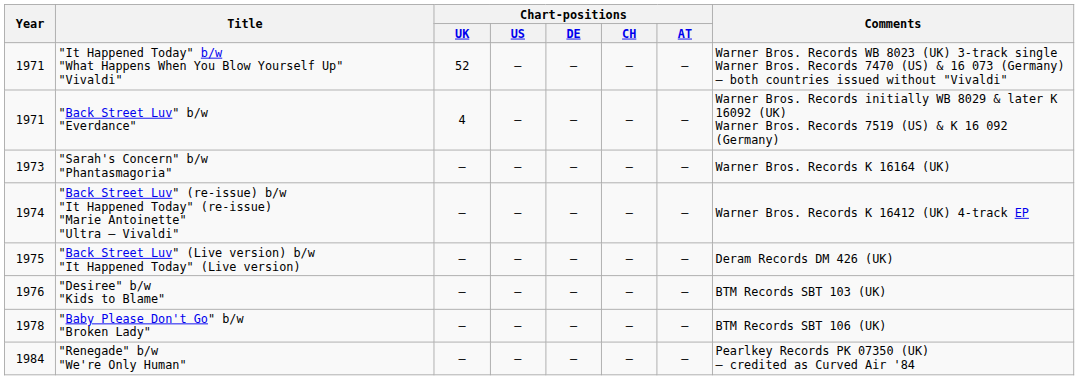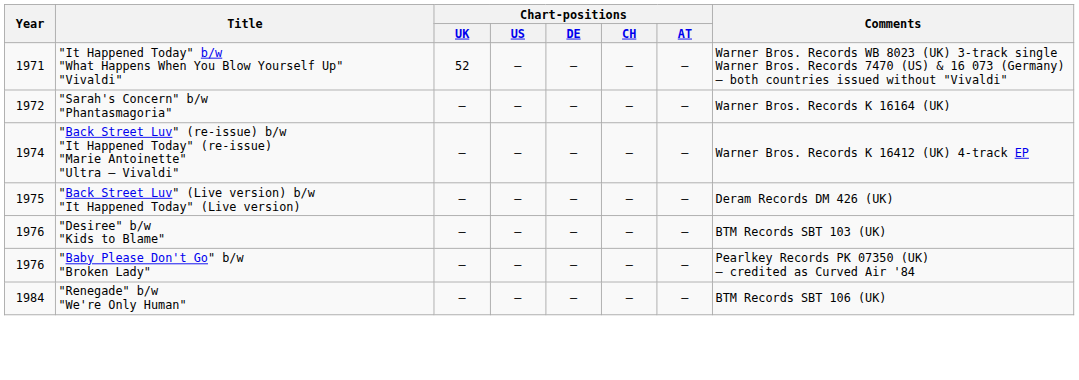- row: (133, 120)
(30, 166) 1973 -> (30, 106) 1972
(30, 325) 1978 -> (30, 265) 1976
(801, 325) BTM Records SBT 106 (UK) -> (822, 265) Pearlkey Records PK 07350 (UK) – credited as Curved Air '84
(822, 358) Pearlkey Records PK 07350 (UK) – credited as Curved Air '84 -> (801, 298) BTM Records SBT 106 (UK)
